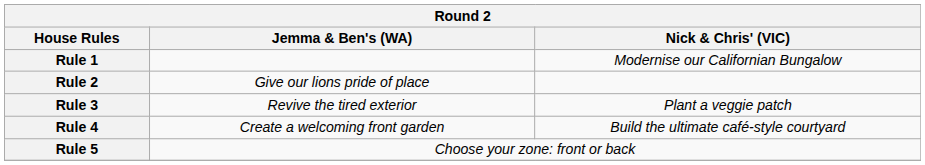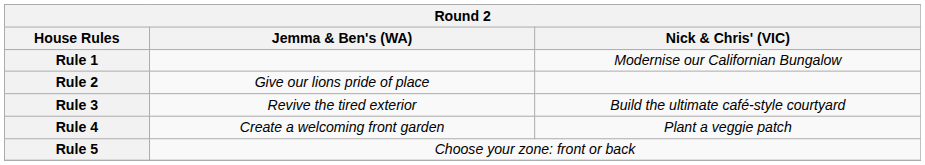(728, 105) Plant a veggie patch -> (728, 105) Build the ultimate café-style courtyard
(728, 128) Build the ultimate café-style courtyard -> (728, 128) Plant a veggie patch
